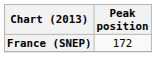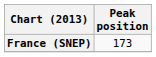(123, 43) 172 -> (123, 43) 173
